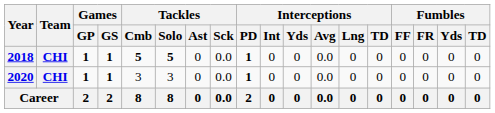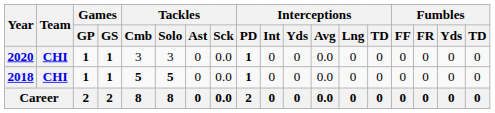rows swapped: (21, 56) <-> (21, 77)
